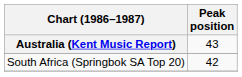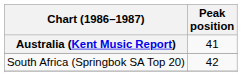(212, 44) 43 -> (212, 44) 41
